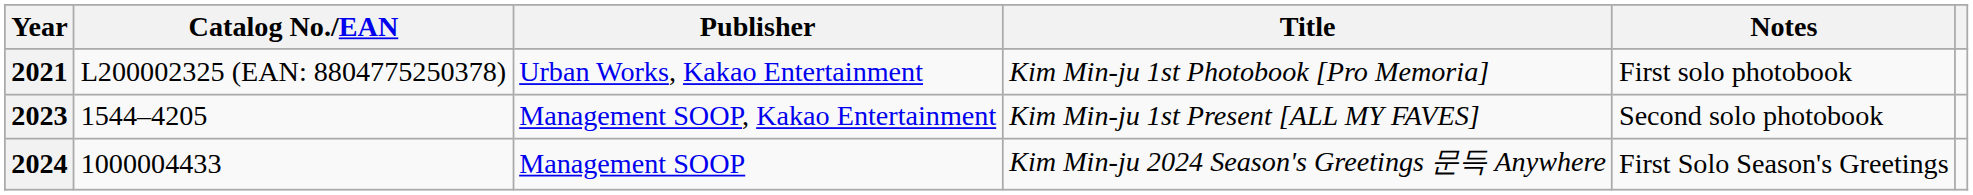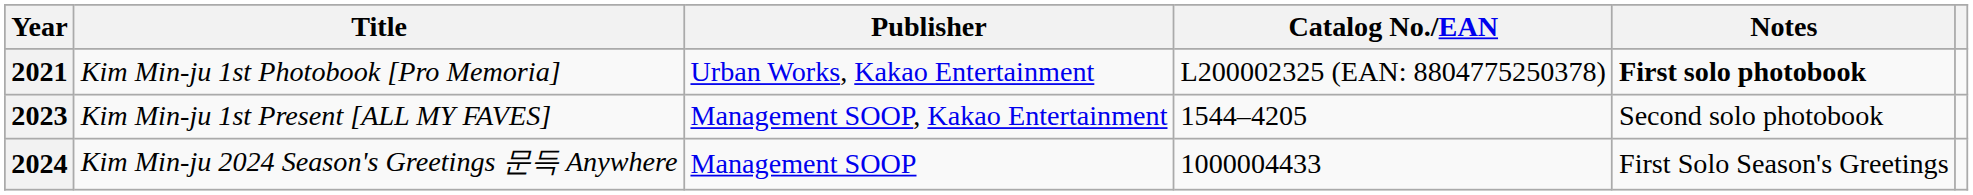columns swapped: (1308, 26) <-> (293, 26)
(1736, 71) normal -> (1743, 71) bold
